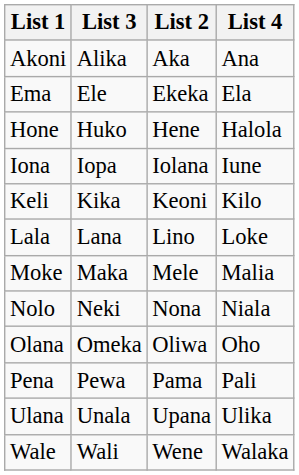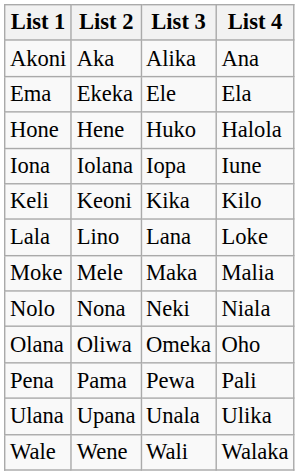columns swapped: (182, 22) <-> (109, 22)
